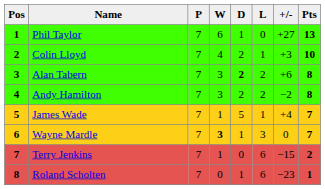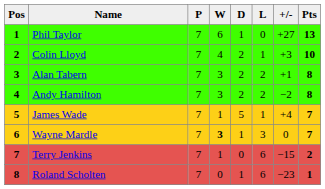(241, 74) bold -> (241, 74) normal
(286, 74) +6 -> (286, 74) +1
